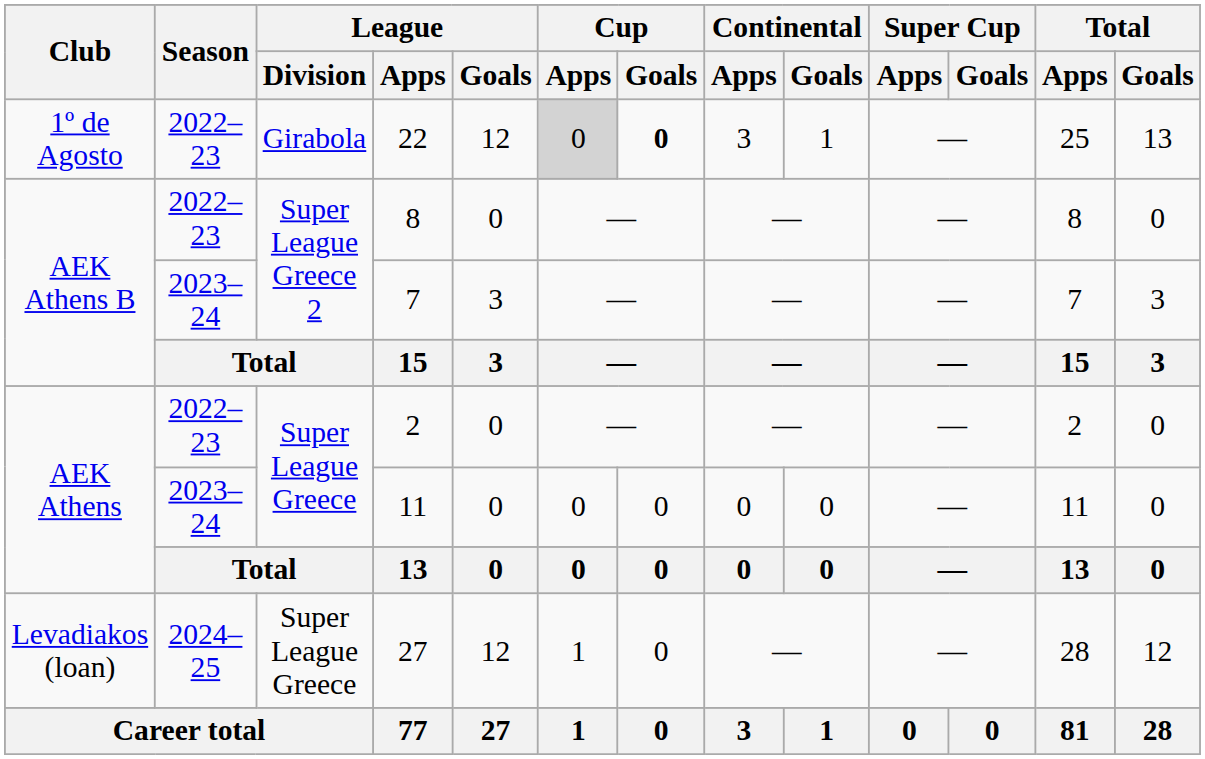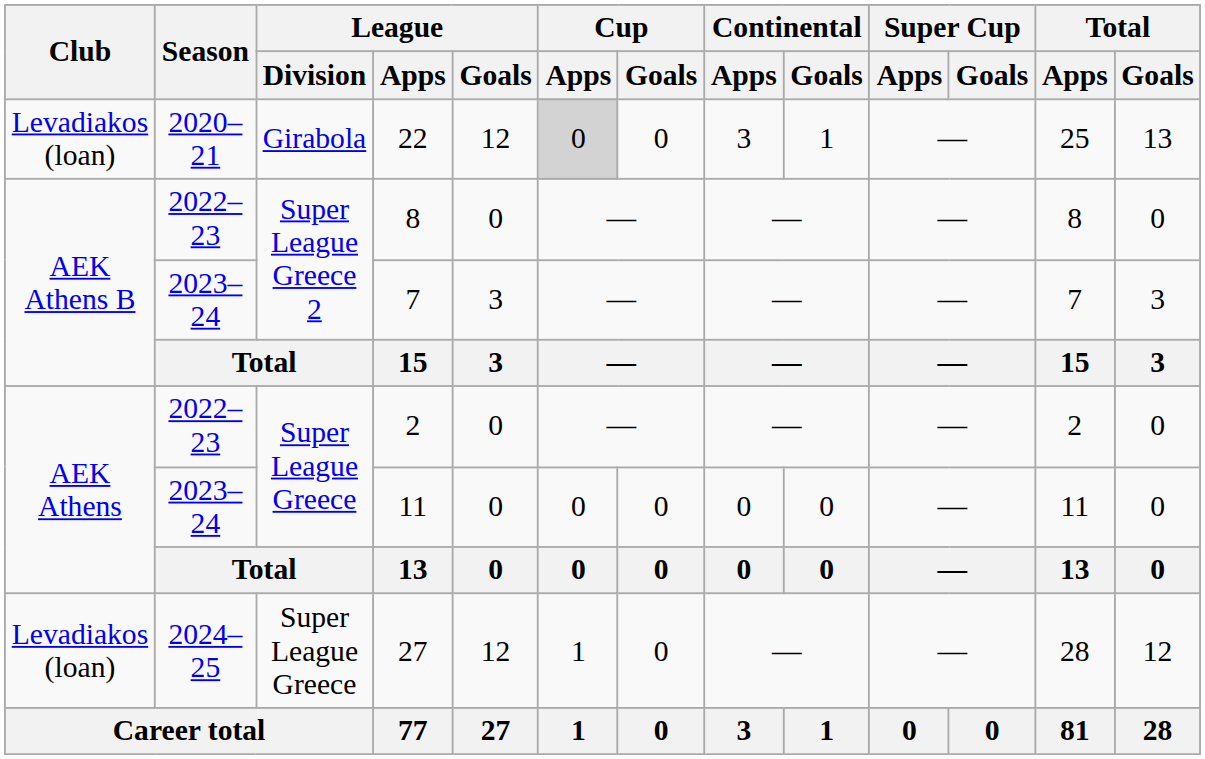(80, 138) 1º de Agosto -> (80, 138) Levadiakos (loan)
(205, 138) 2022–23 -> (205, 138) 2020–21
(661, 138) bold -> (661, 138) normal
